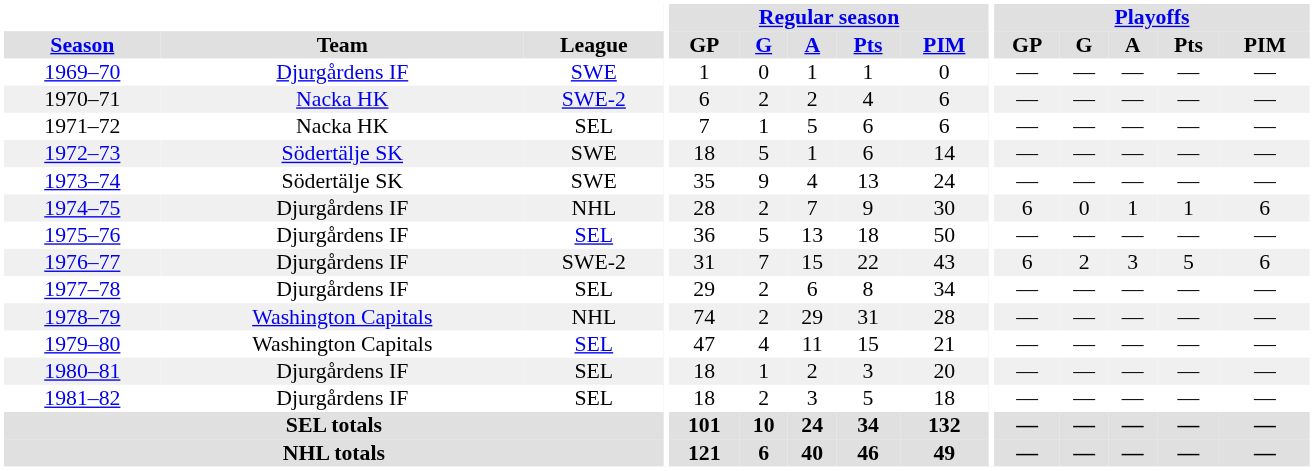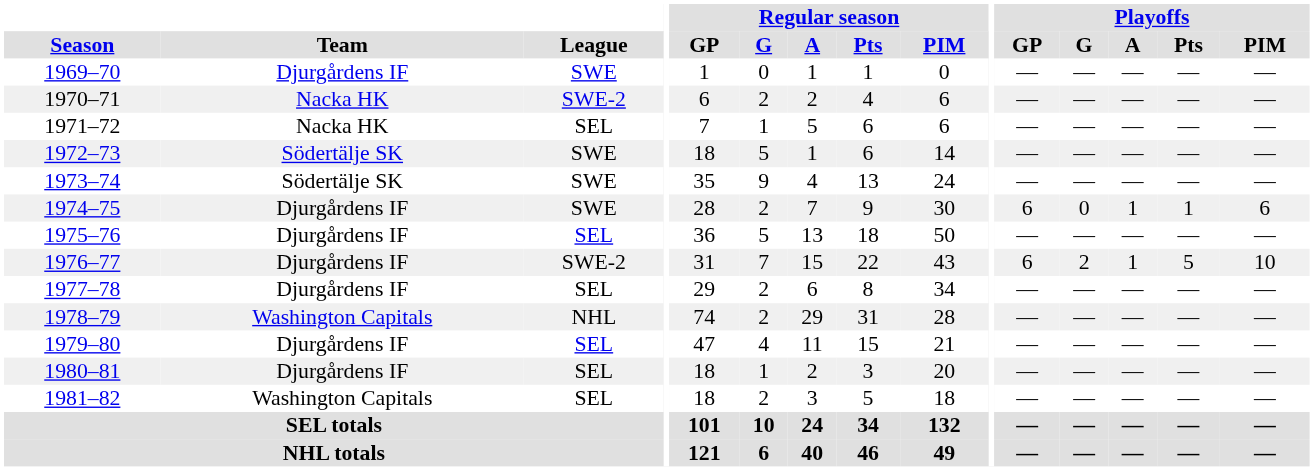(594, 207) NHL -> (594, 207) SWE
(1133, 262) 3 -> (1133, 262) 1
(1265, 262) 6 -> (1265, 262) 10
(342, 343) Washington Capitals -> (342, 343) Djurgårdens IF
(342, 398) Djurgårdens IF -> (342, 398) Washington Capitals
